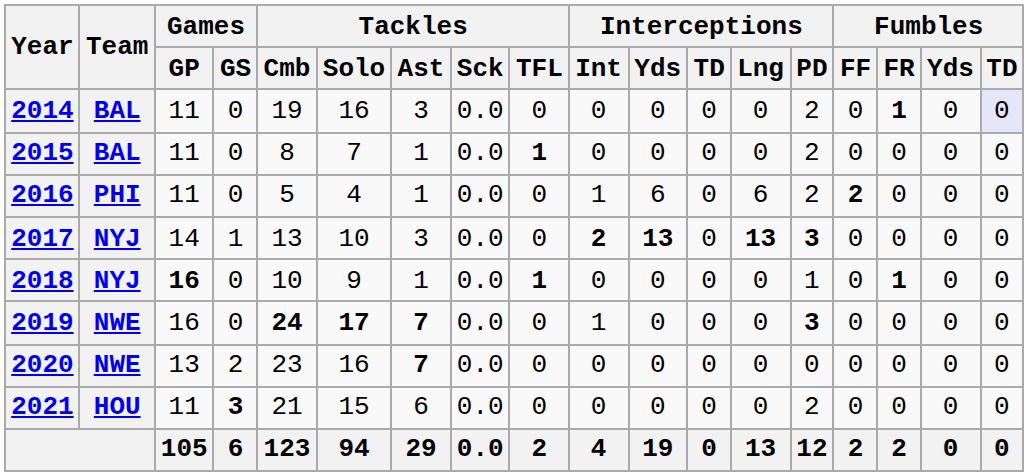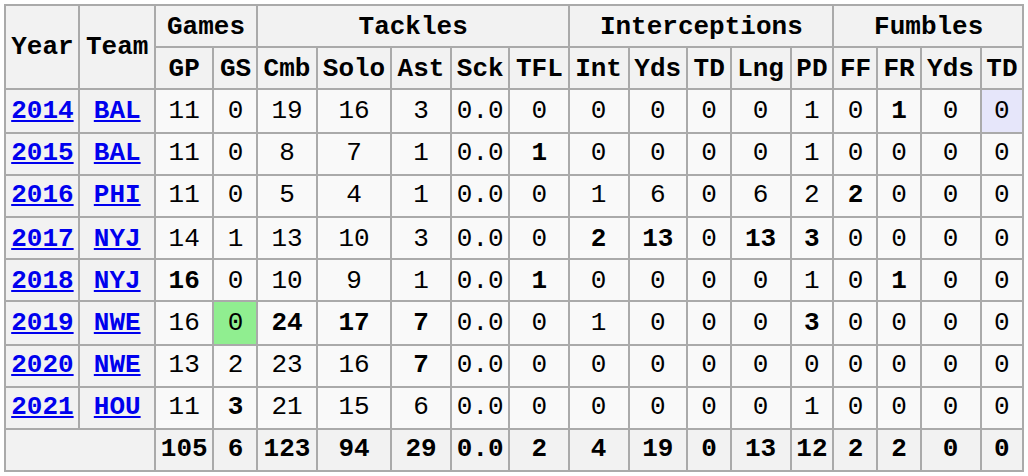(812, 111) 2 -> (812, 111) 1
(812, 153) 2 -> (812, 153) 1
(236, 323) no background -> (236, 323) lightgreen background
(812, 408) 2 -> (812, 408) 1
